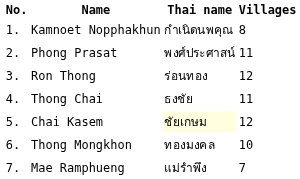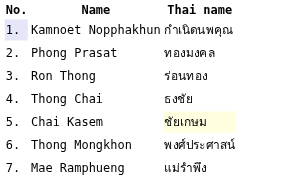- column: (268, 10)
(13, 30) no background -> (13, 30) lavender background
(200, 53) พงศ์ประศาสน์ -> (190, 53) ทองมงคล
(190, 145) ทองมงคล -> (200, 145) พงศ์ประศาสน์
